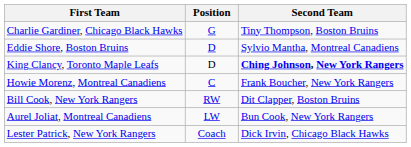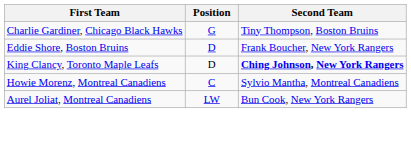(320, 47) Sylvio Mantha, Montreal Canadiens -> (317, 47) Frank Boucher, New York Rangers
(317, 82) Frank Boucher, New York Rangers -> (320, 82) Sylvio Mantha, Montreal Canadiens
- row: (72, 99)
- row: (81, 133)
